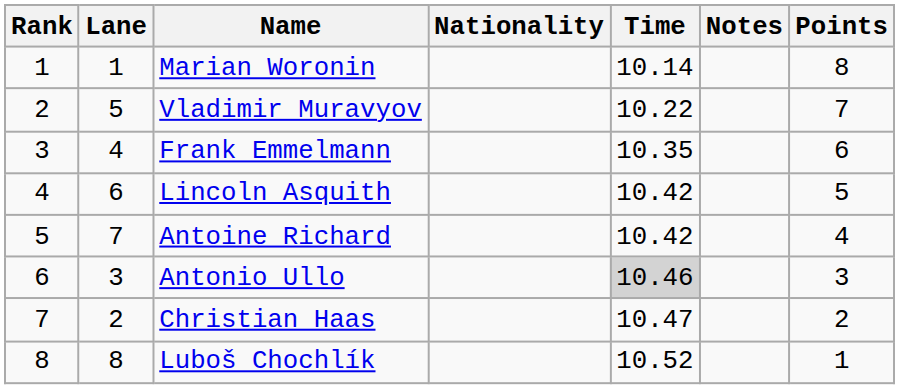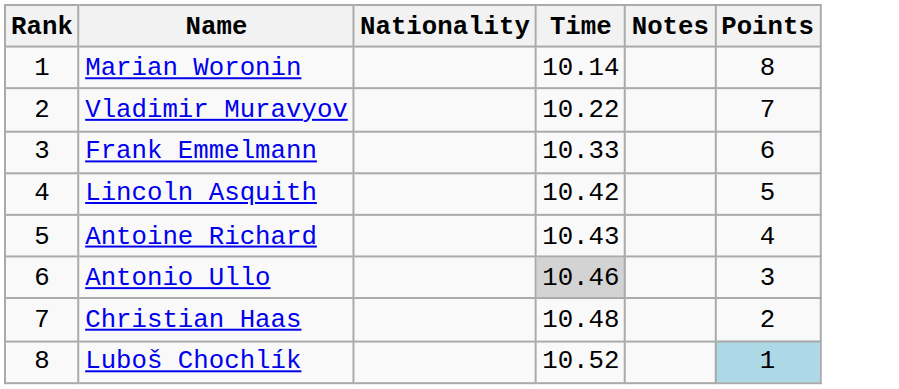- column: (116, 26)
(655, 152) 10.35 -> (581, 152) 10.33
(655, 236) 10.42 -> (581, 236) 10.43
(655, 320) 10.47 -> (581, 320) 10.48
(842, 362) no background -> (768, 362) lightblue background
